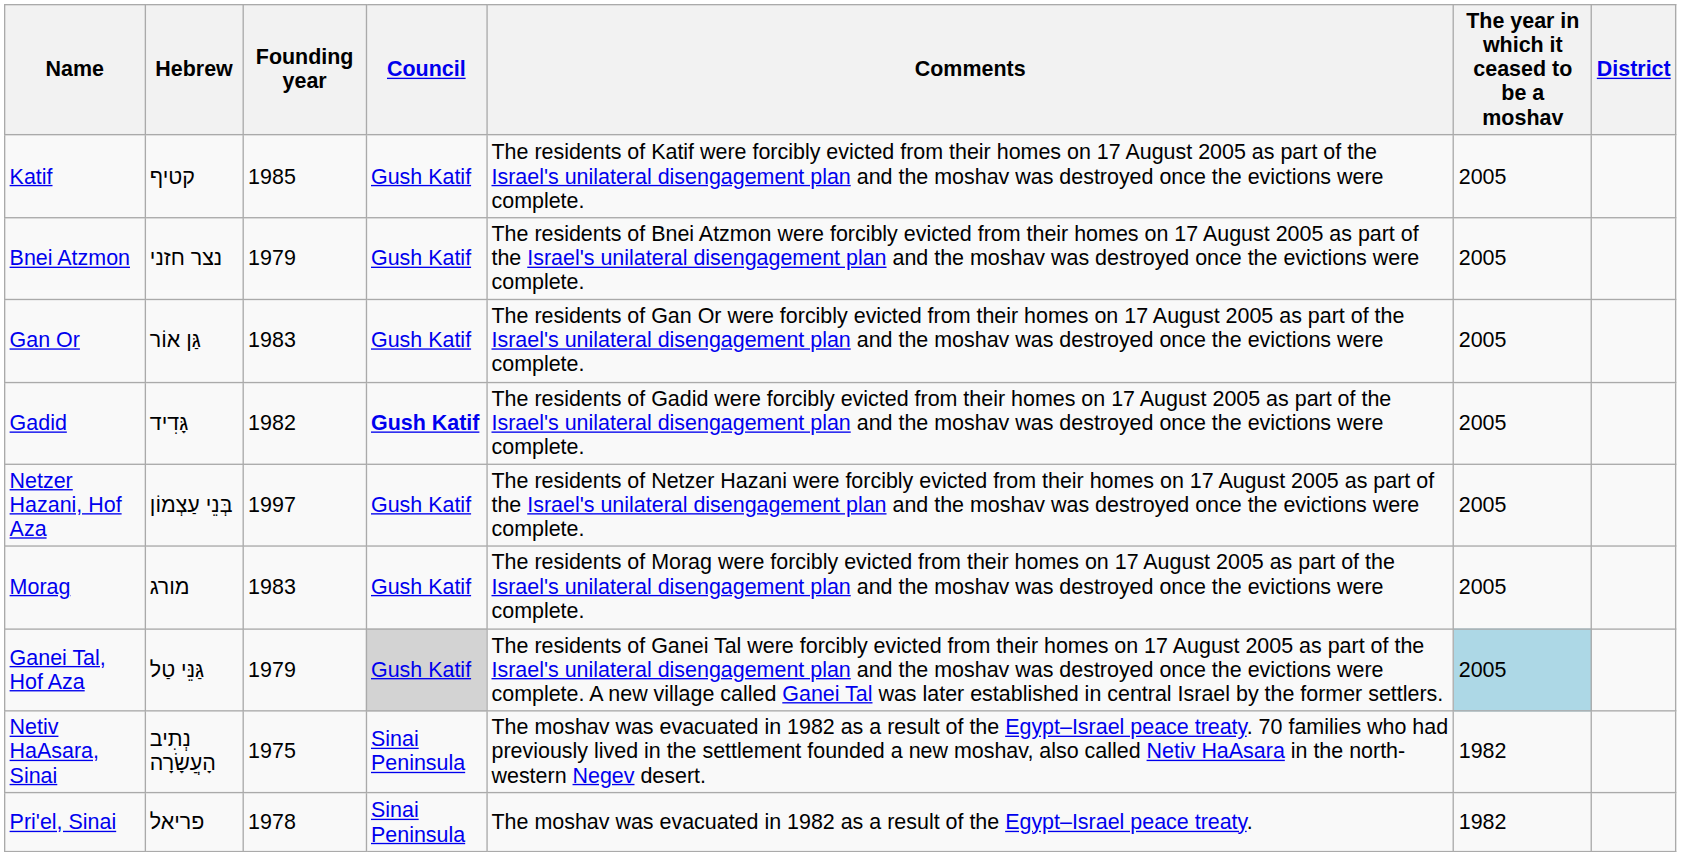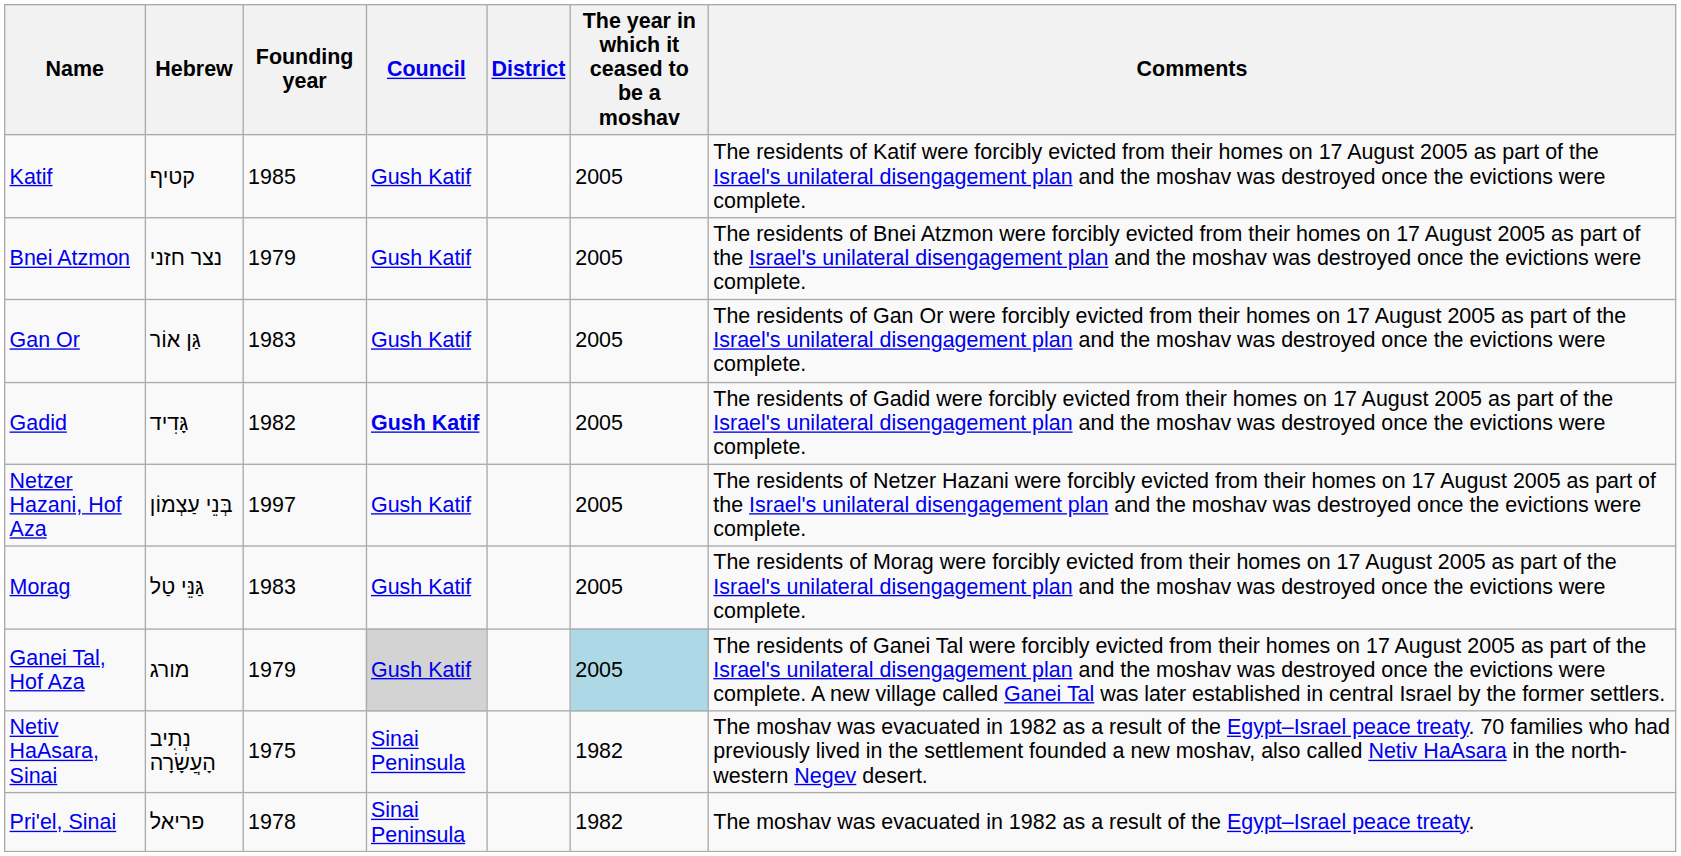columns swapped: (1634, 69) <-> (970, 69)
(170, 587) מורג -> (177, 587) גַּנֵּי טַל
(177, 669) גַּנֵּי טַל -> (170, 669) מורג
